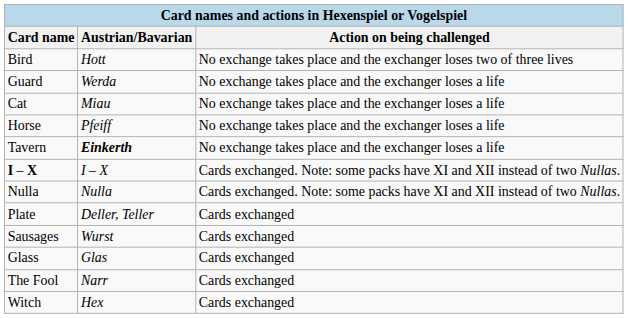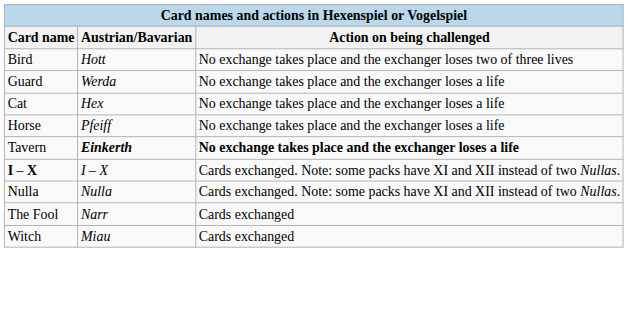(96, 103) Miau -> (92, 103) Hex
(352, 147) normal -> (359, 147) bold
- row: (22, 214)
- row: (33, 236)
- row: (23, 258)
(92, 302) Hex -> (96, 236) Miau
